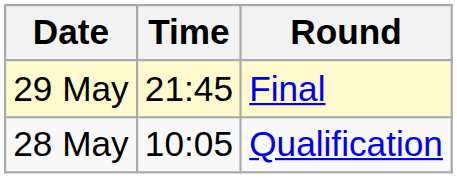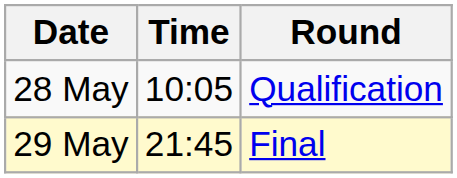rows swapped: (71, 144) <-> (71, 88)
